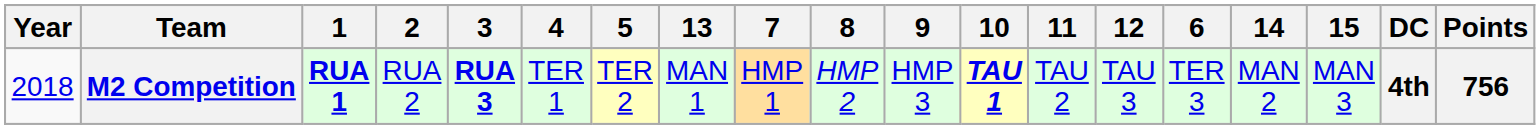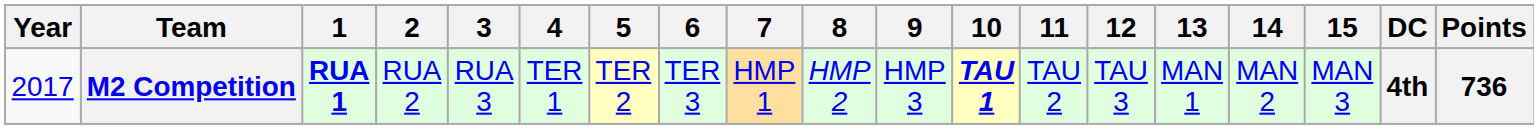columns swapped: (1197, 27) <-> (697, 27)
(43, 86) 2018 -> (43, 86) 2017
(485, 86) bold -> (484, 86) normal
(1486, 86) 756 -> (1484, 86) 736
